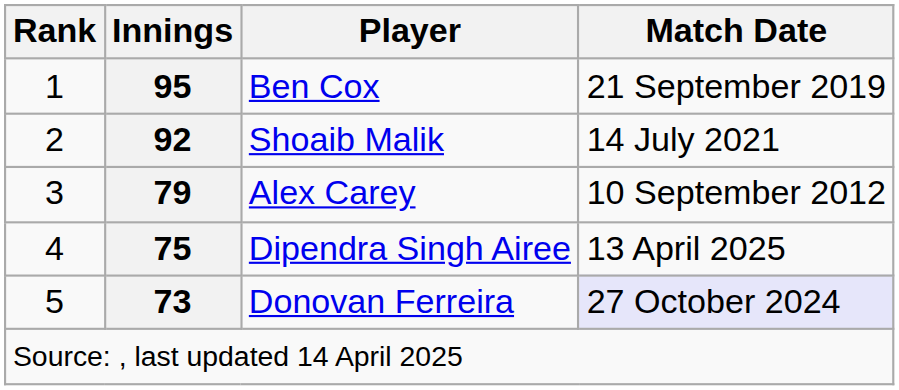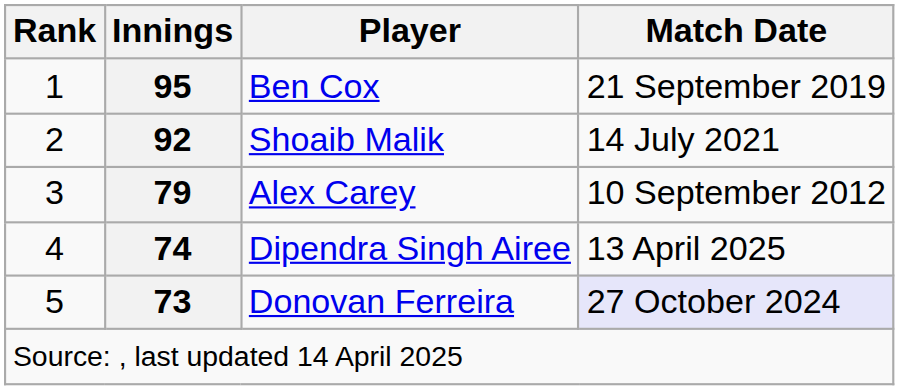(173, 247) 75 -> (173, 247) 74
